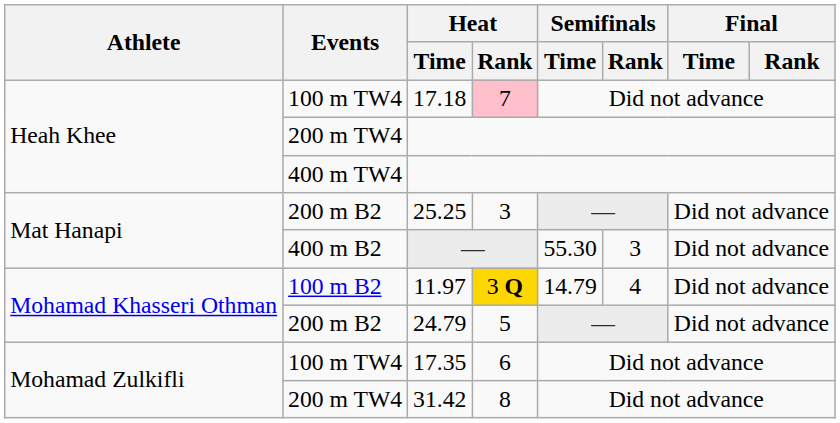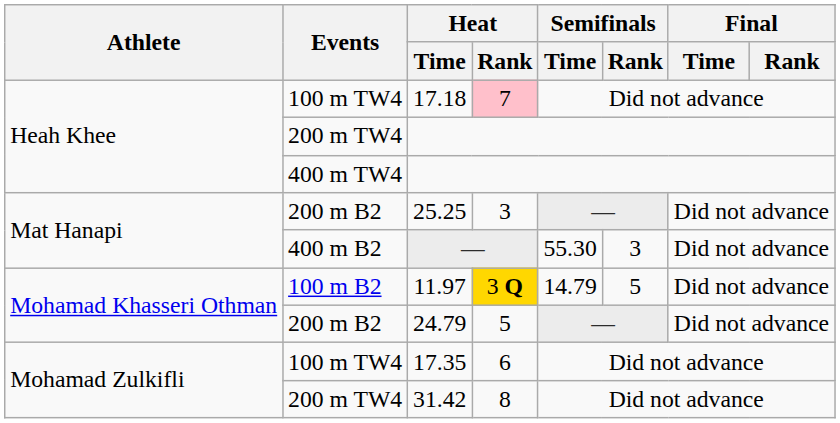(635, 286) 4 -> (635, 286) 5
